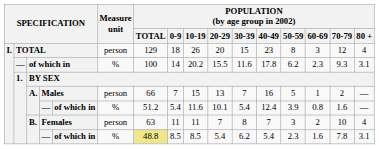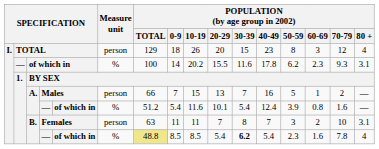(364, 122) 4 -> (364, 122) 3.1
(244, 136) normal -> (244, 136) bold
(364, 136) 3.1 -> (364, 136) 4
